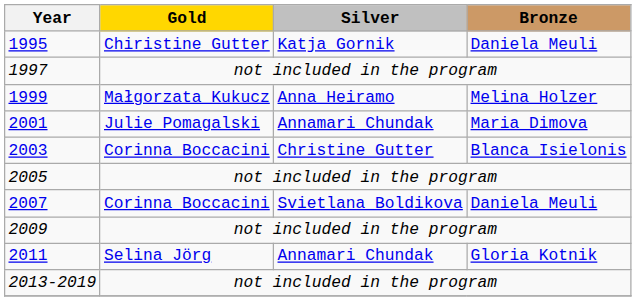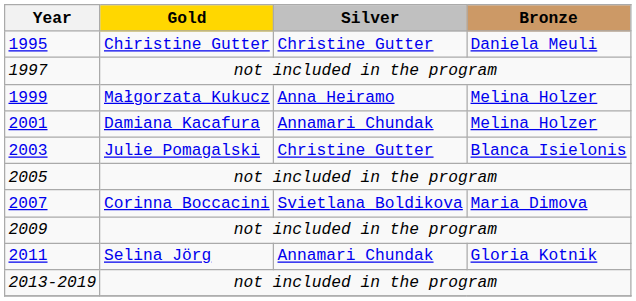(336, 44) Katja Gornik -> (356, 44) Christine Gutter
(182, 124) Julie Pomagalski -> (182, 124) Damiana Kacafura
(529, 124) Maria Dimova -> (534, 124) Melina Holzer
(187, 150) Corinna Boccacini -> (182, 150) Julie Pomagalski
(534, 203) Daniela Meuli -> (529, 203) Maria Dimova
